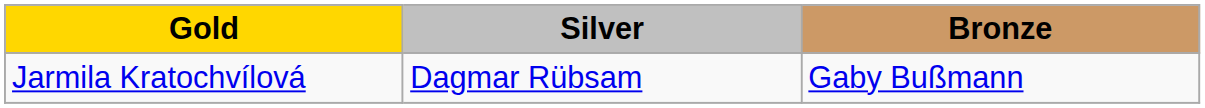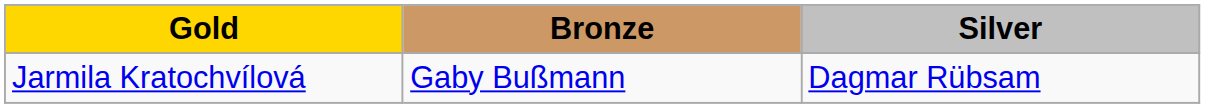columns swapped: (602, 28) <-> (1000, 28)
